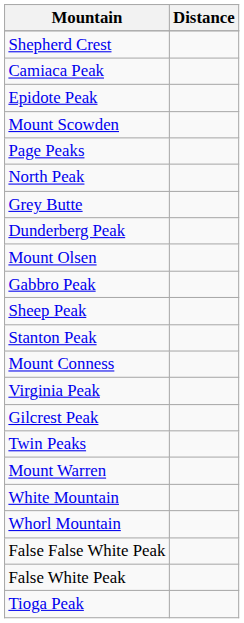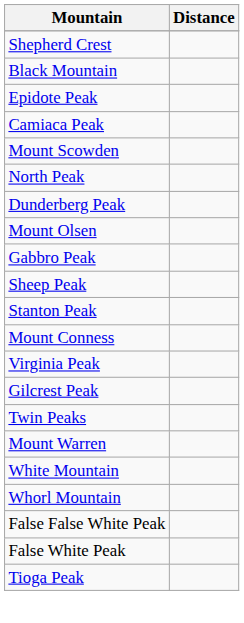+ row: (63, 71)
rows swapped: (53, 97) <-> (56, 71)
- row: (46, 151)
- row: (45, 204)
